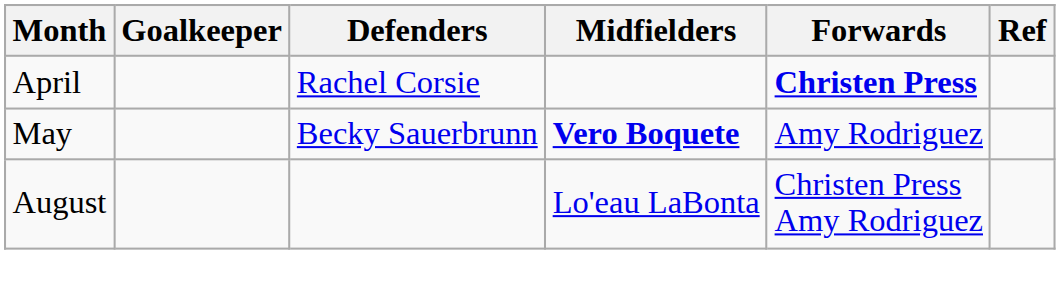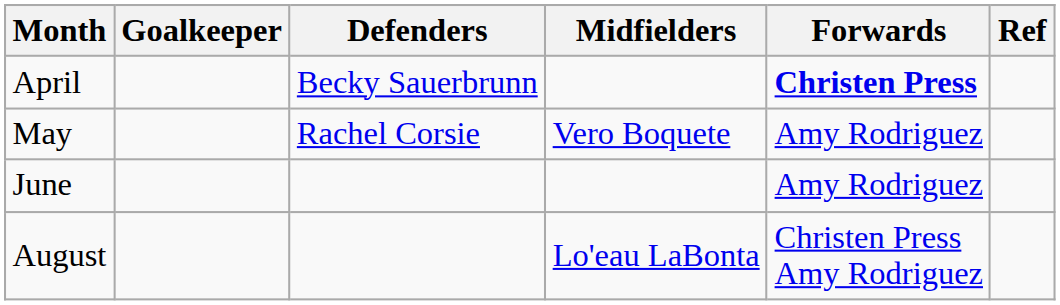(388, 81) Rachel Corsie -> (417, 81) Becky Sauerbrunn
(417, 133) Becky Sauerbrunn -> (388, 133) Rachel Corsie
(646, 133) bold -> (642, 133) normal
+ row: (42, 184)
